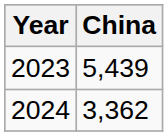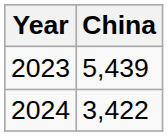(116, 109) 3,362 -> (116, 109) 3,422
